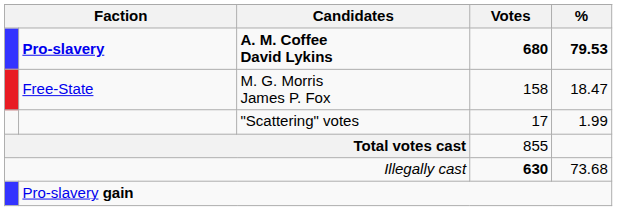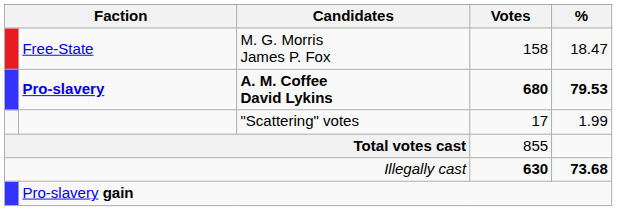rows swapped: (63, 48) <-> (58, 89)
(589, 169) normal -> (589, 169) bold
